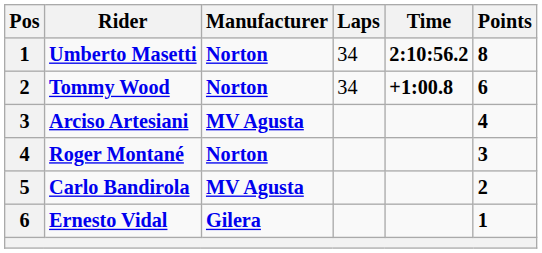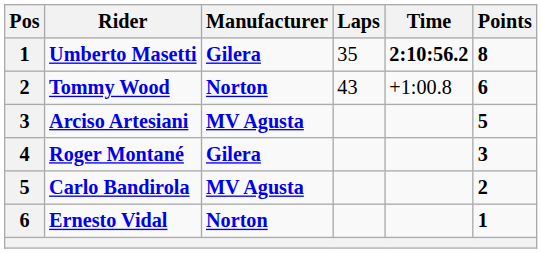(237, 54) Norton -> (233, 54) Gilera
(347, 54) 34 -> (347, 54) 35
(347, 88) 34 -> (347, 88) 43
(421, 88) bold -> (421, 88) normal
(483, 121) 4 -> (483, 121) 5
(237, 154) Norton -> (233, 154) Gilera
(233, 221) Gilera -> (237, 221) Norton
